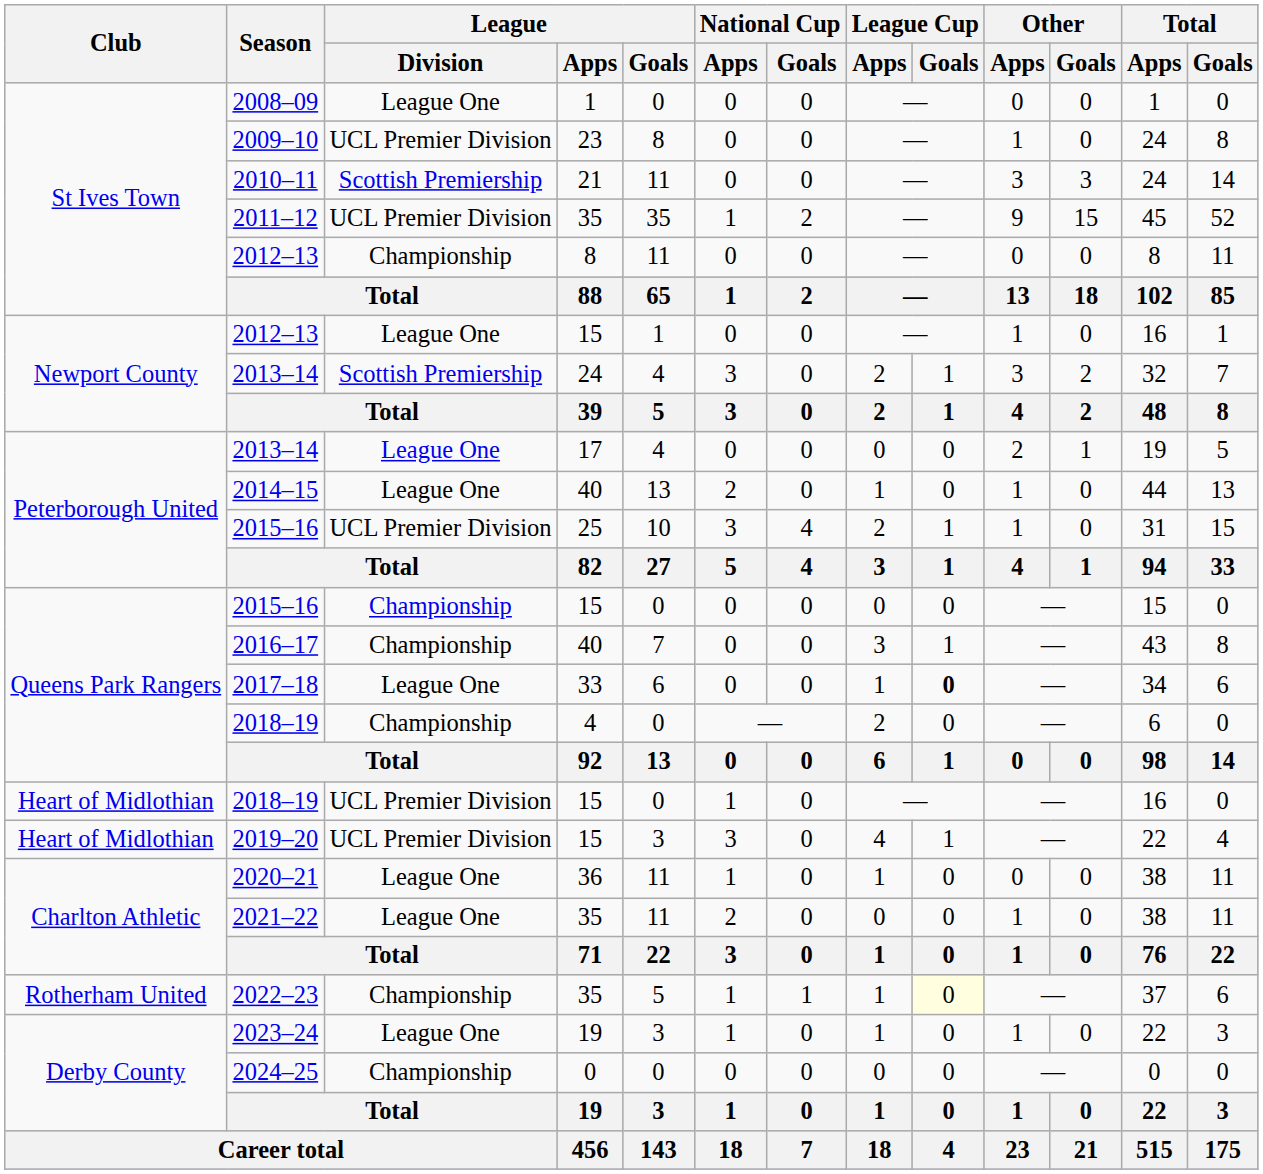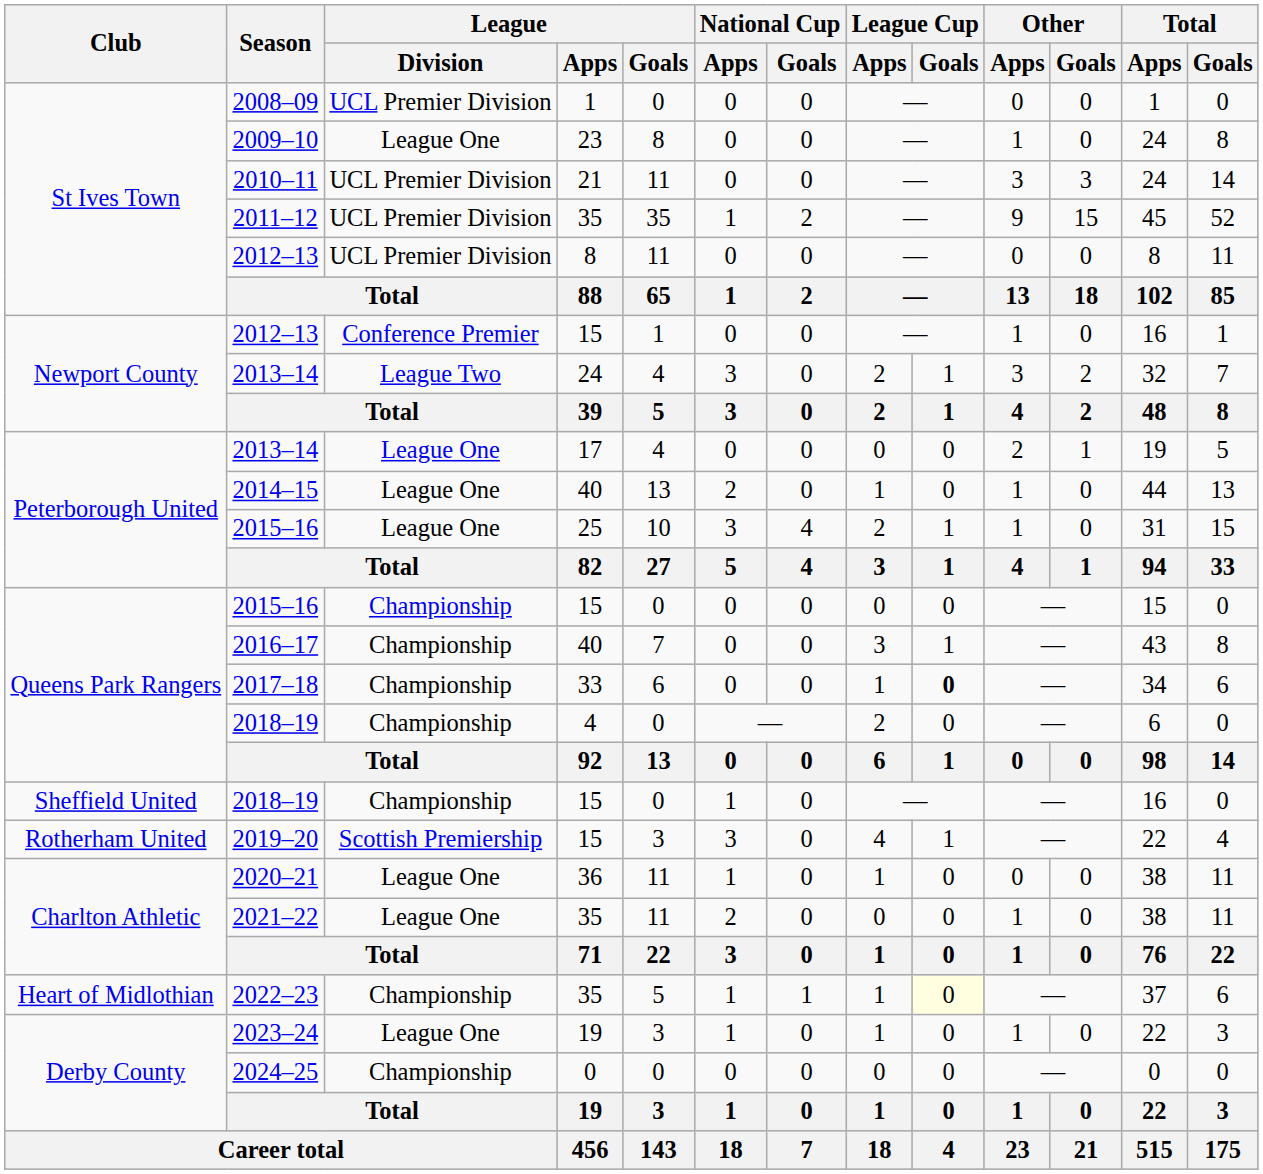(440, 101) League One -> (440, 101) UCL Premier Division
(440, 140) UCL Premier Division -> (440, 140) League One
(440, 179) Scottish Premiership -> (440, 179) UCL Premier Division
(440, 256) Championship -> (440, 256) UCL Premier Division
(440, 334) League One -> (440, 334) Conference Premier
(440, 373) Scottish Premiership -> (440, 373) League Two
(440, 528) UCL Premier Division -> (440, 528) League One
(440, 683) League One -> (440, 683) Championship
(116, 800) Heart of Midlothian -> (116, 800) Sheffield United
(440, 800) UCL Premier Division -> (440, 800) Championship
(116, 839) Heart of Midlothian -> (116, 839) Rotherham United
(440, 839) UCL Premier Division -> (440, 839) Scottish Premiership
(116, 994) Rotherham United -> (116, 994) Heart of Midlothian
